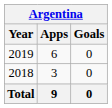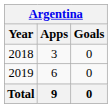rows swapped: (21, 73) <-> (21, 53)
